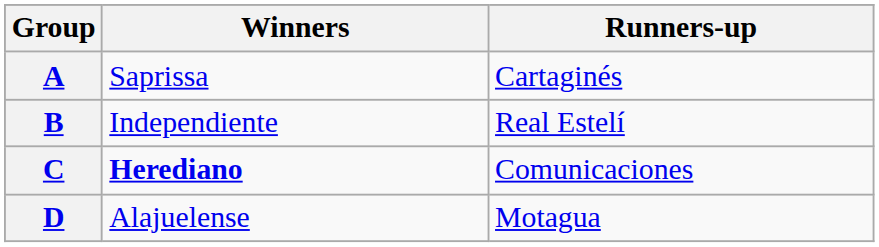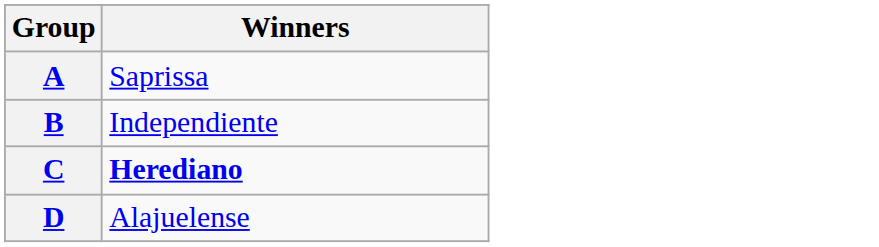- column: (681, 28)
